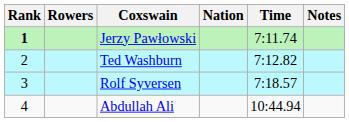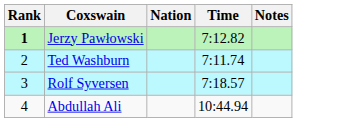- column: (70, 15)
(275, 38) 7:11.74 -> (223, 38) 7:12.82
(275, 60) 7:12.82 -> (223, 60) 7:11.74
